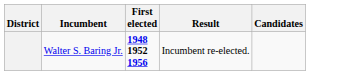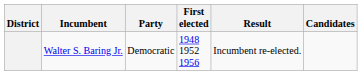+ column: (151, 23)
(137, 51) bold -> (189, 51) normal
